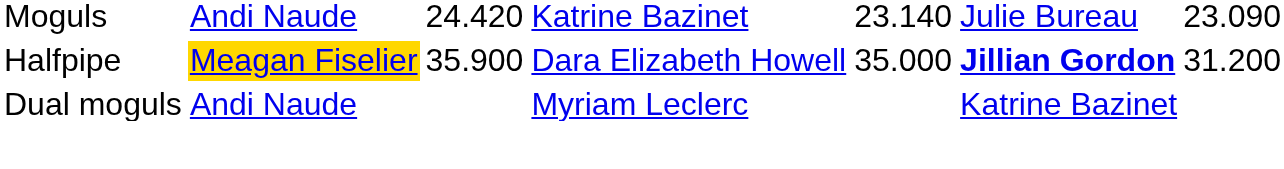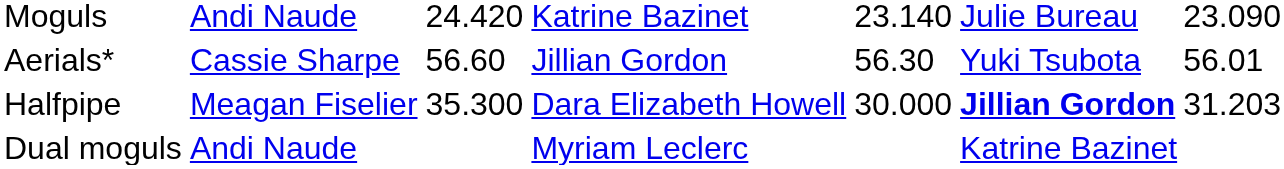+ row: (59, 60)
(304, 60) gold background -> (304, 104) no background
(474, 60) 35.900 -> (474, 104) 35.300
(903, 60) 35.000 -> (903, 104) 30.000
(1232, 60) 31.200 -> (1232, 104) 31.203
